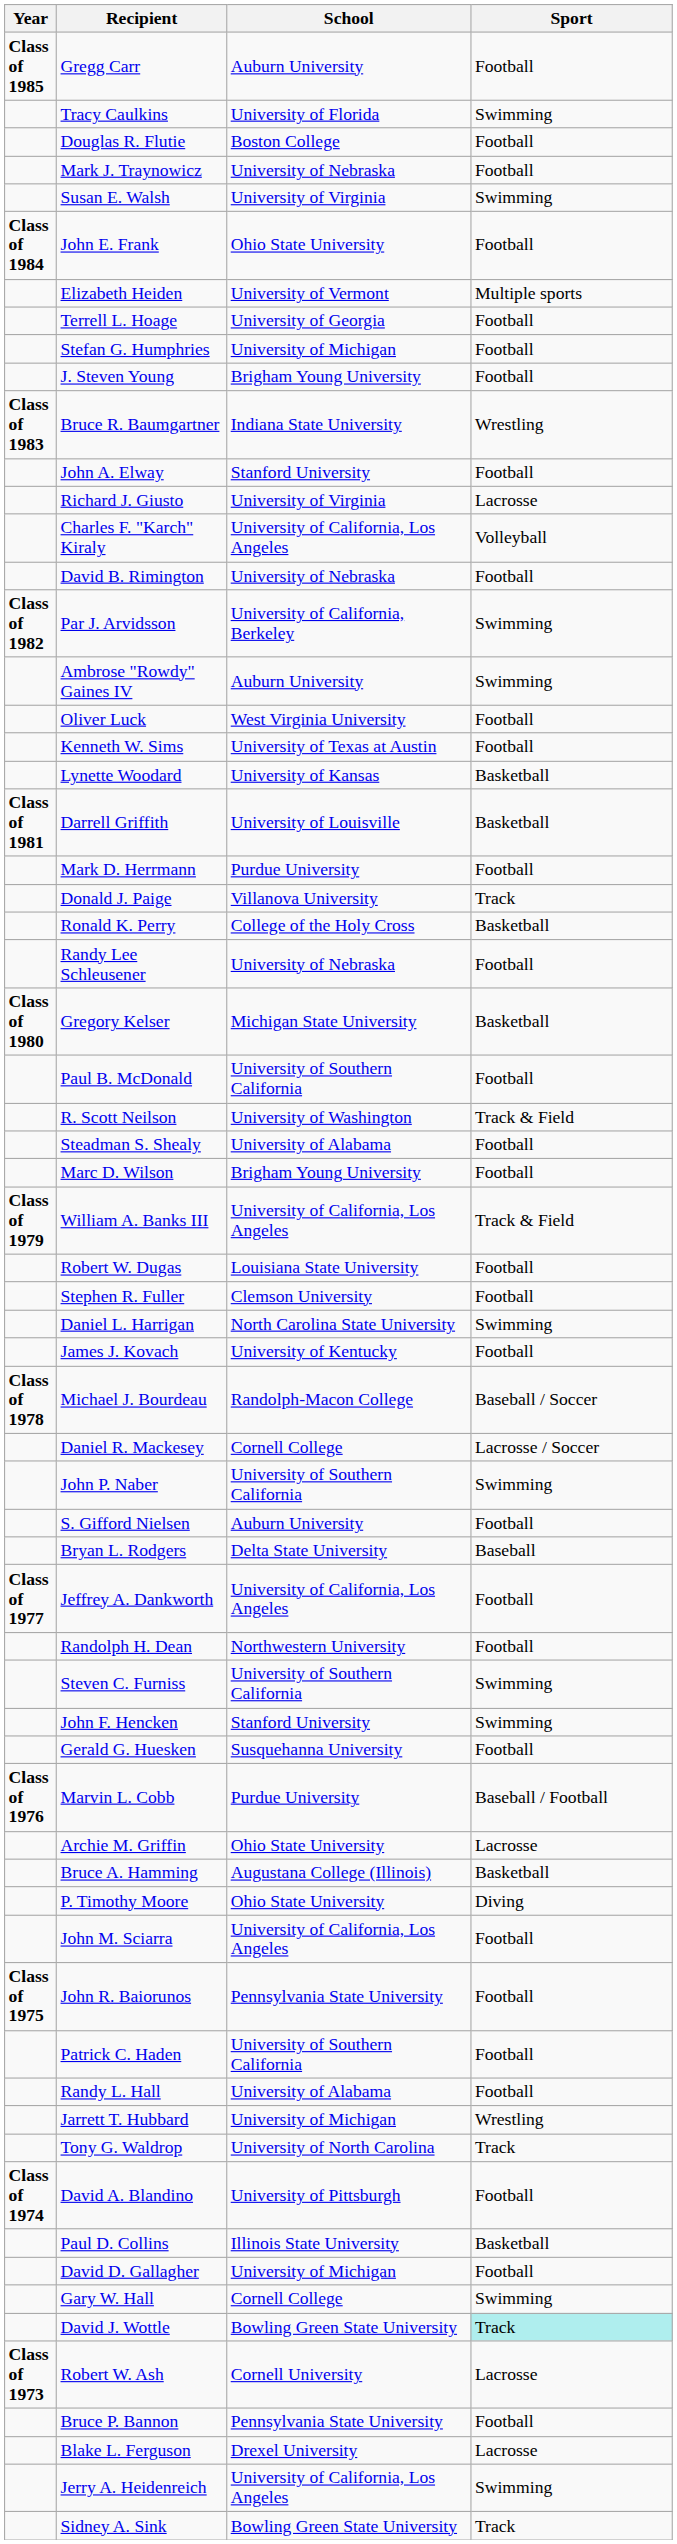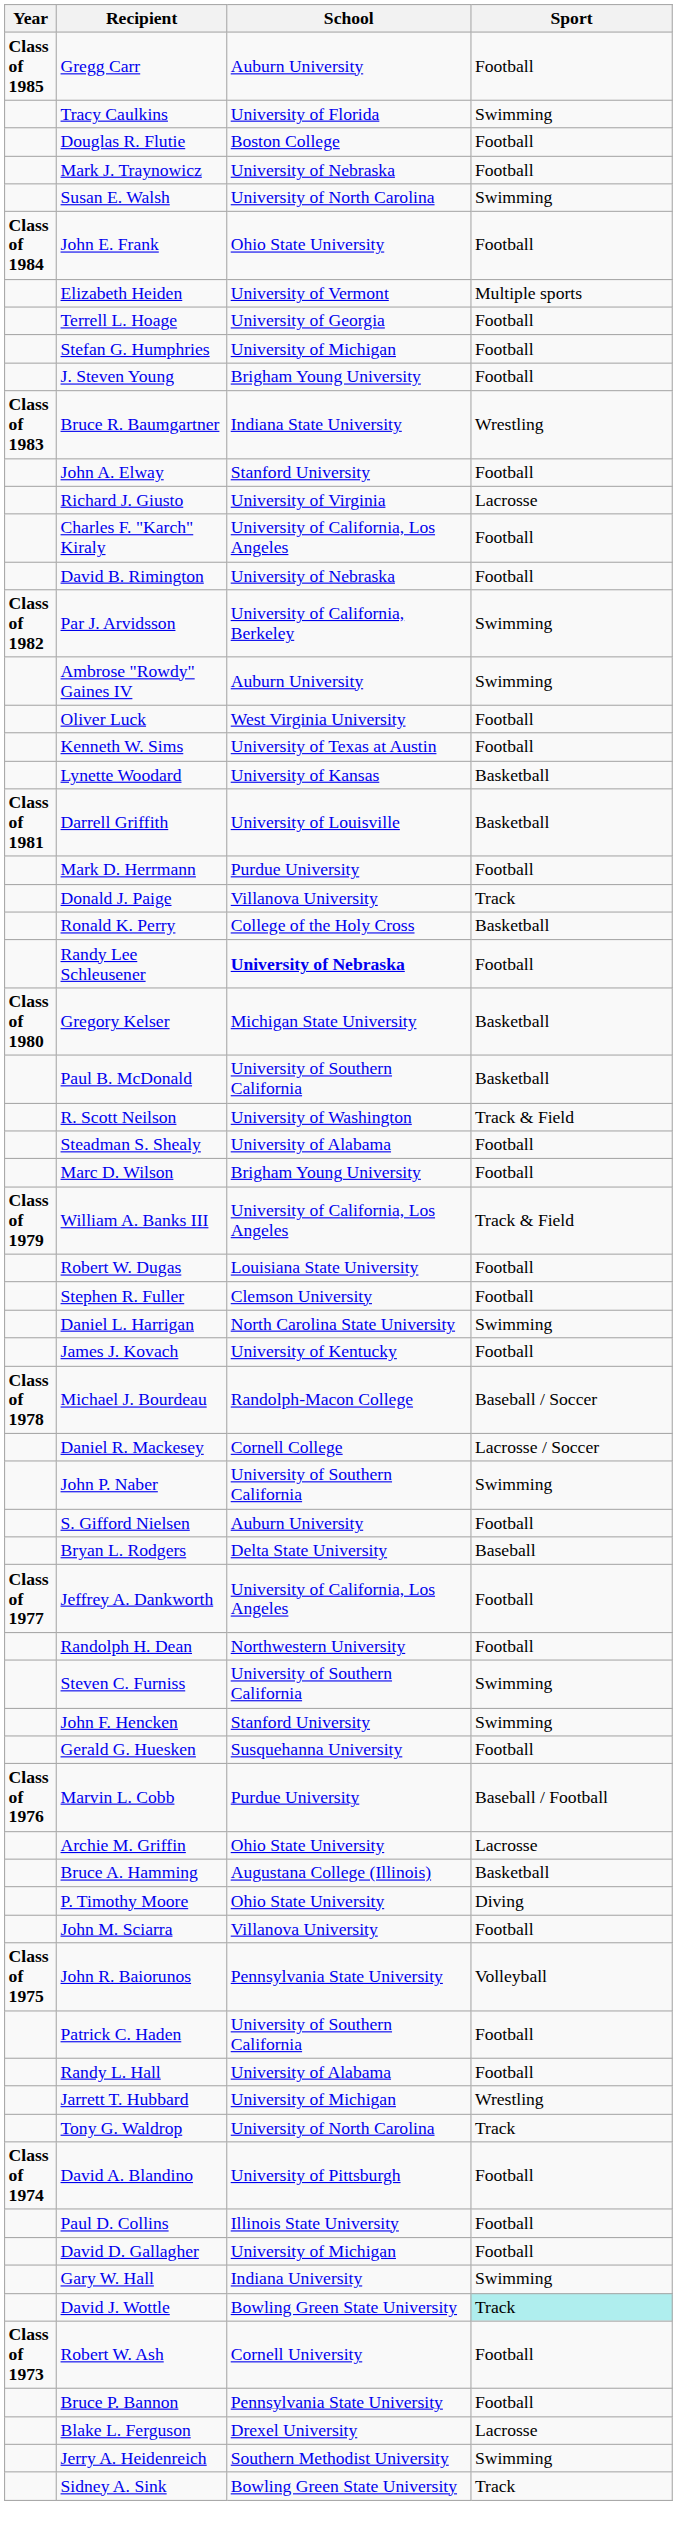(308, 197) University of Virginia -> (333, 197) University of North Carolina
(511, 537) Volleyball -> (504, 537) Football
(313, 963) normal -> (318, 963) bold
(504, 1078) Football -> (512, 1078) Basketball
(333, 1938) University of California, Los Angeles -> (304, 1928) Villanova University
(504, 1996) Football -> (511, 1976) Volleyball
(512, 2243) Basketball -> (504, 2223) Football
(287, 2298) Cornell College -> (296, 2279) Indiana University
(506, 2374) Lacrosse -> (504, 2354) Football
(333, 2487) University of California, Los Angeles -> (340, 2458) Southern Methodist University
